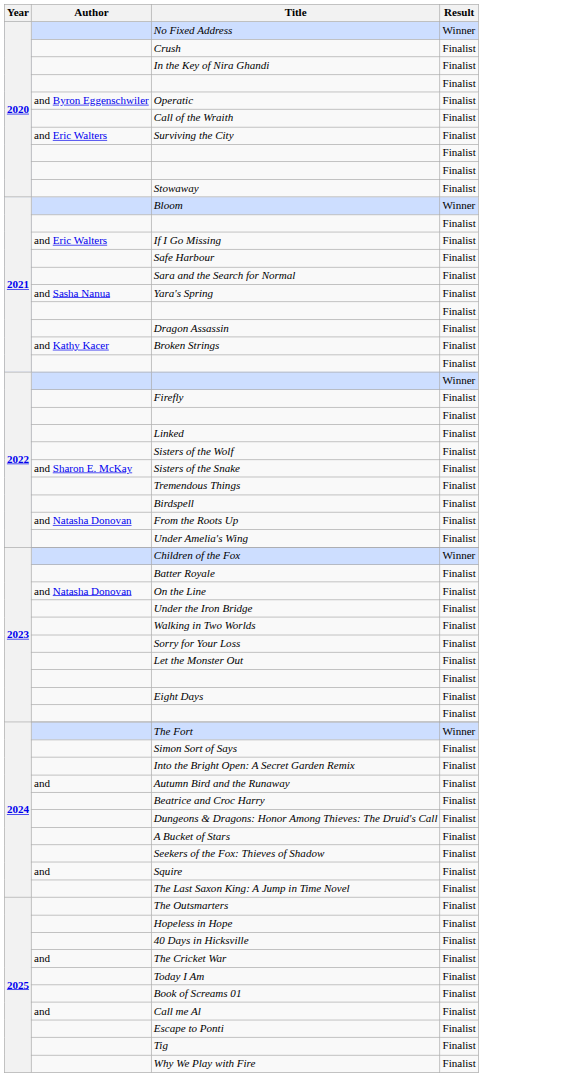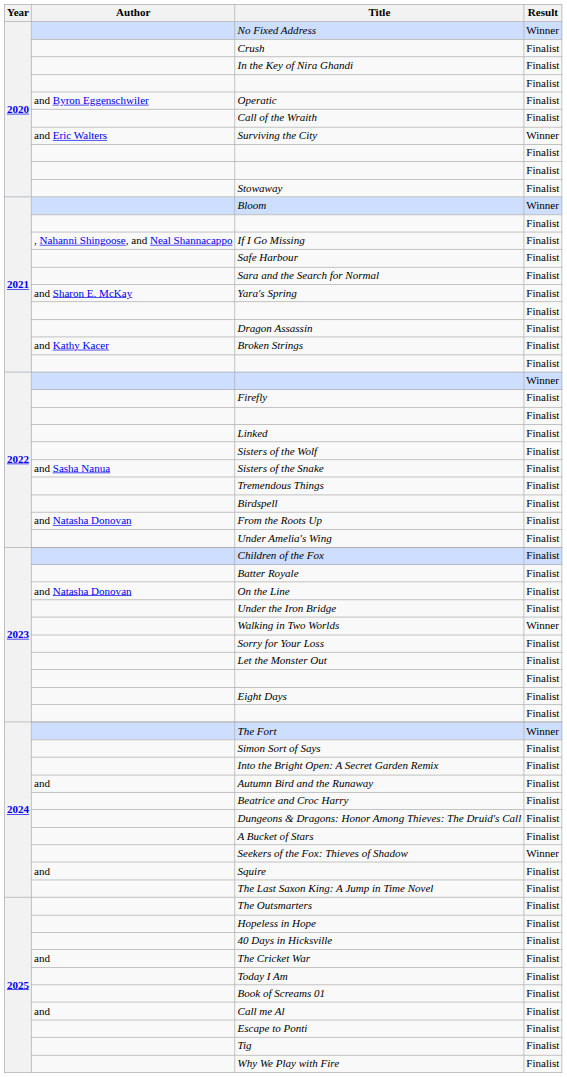(459, 135) Finalist -> (543, 135) Winner
(71, 240) and Eric Walters -> (133, 240) , Nahanni Shingoose, and Neal Shannacappo
(72, 293) and Sasha Nanua -> (83, 293) and Sharon E. McKay
(83, 468) and Sharon E. McKay -> (72, 468) and Sasha Nanua
(459, 556) Winner -> (543, 556) Finalist
(459, 626) Finalist -> (543, 626) Winner
(459, 853) Finalist -> (543, 853) Winner
